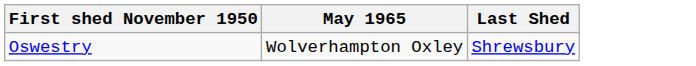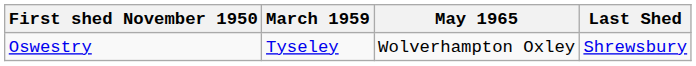+ column: (318, 19)
